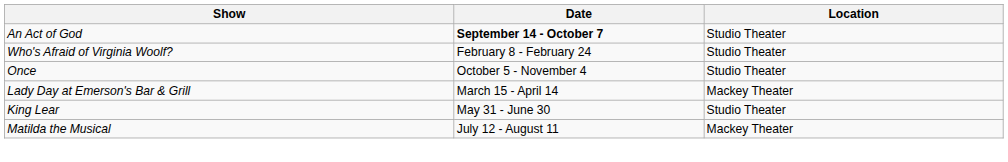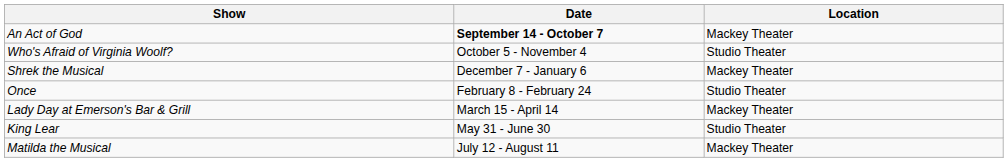(746, 33) Studio Theater -> (750, 33) Mackey Theater
(524, 53) February 8 - February 24 -> (522, 53) October 5 - November 4
+ row: (55, 72)
(522, 72) October 5 - November 4 -> (524, 91) February 8 - February 24
